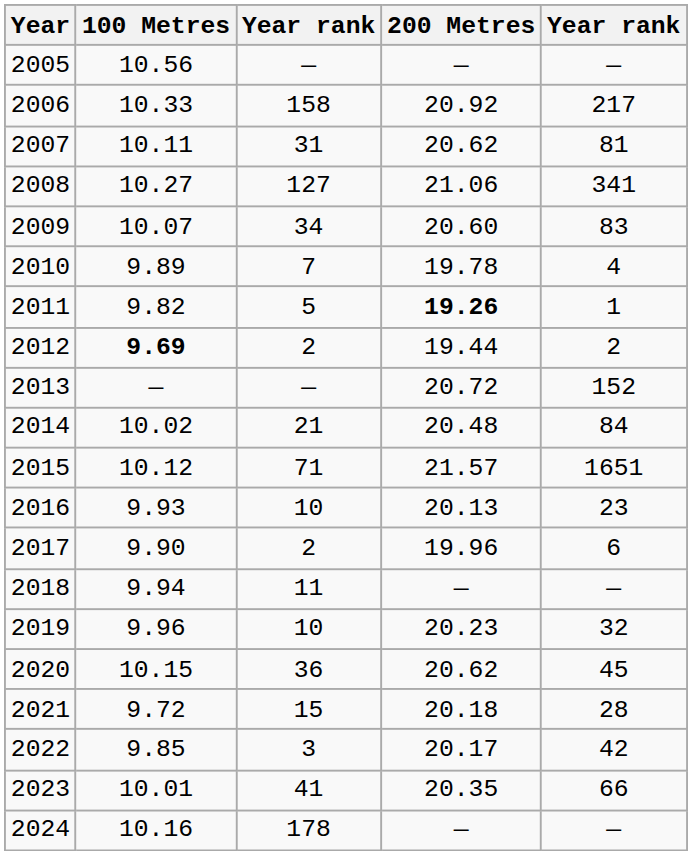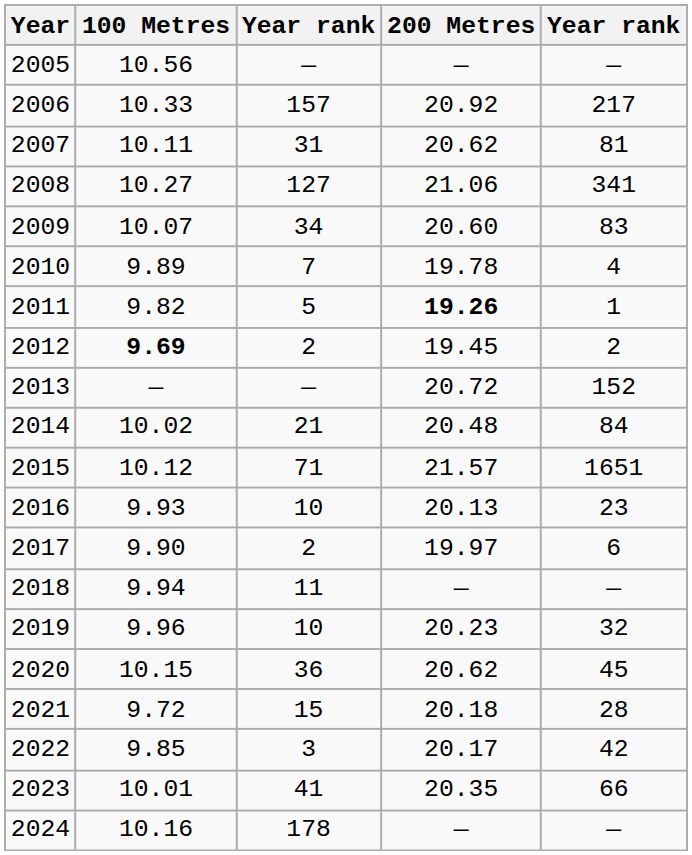(309, 106) 158 -> (309, 106) 157
(461, 347) 19.44 -> (461, 347) 19.45
(461, 548) 19.96 -> (461, 548) 19.97
